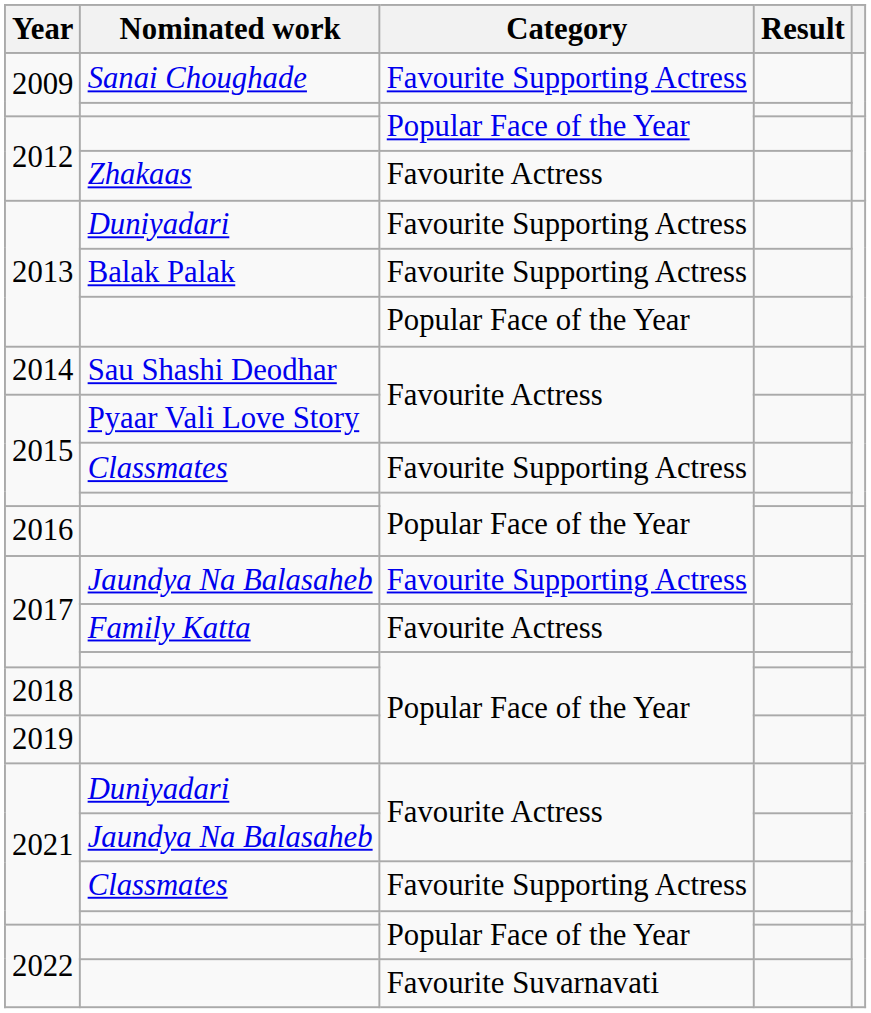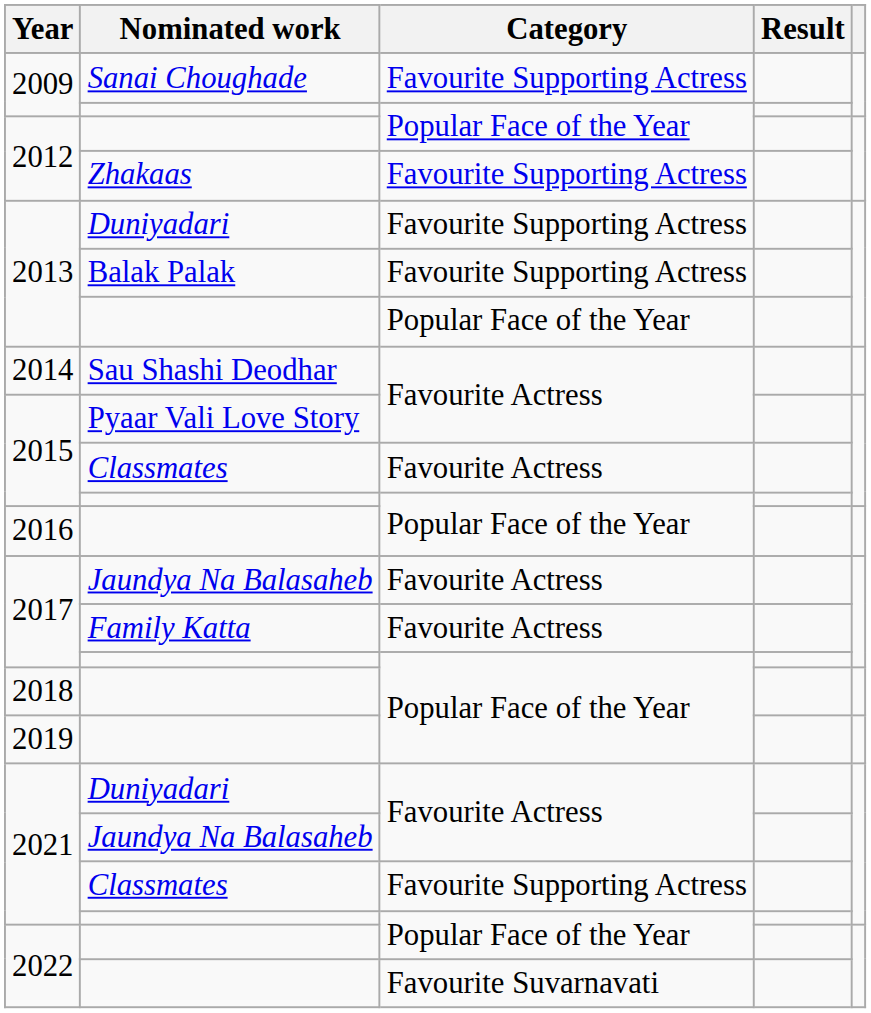(495, 175) Favourite Actress -> (567, 175) Favourite Supporting Actress
(567, 467) Favourite Supporting Actress -> (495, 467) Favourite Actress
(567, 578) Favourite Supporting Actress -> (495, 578) Favourite Actress
